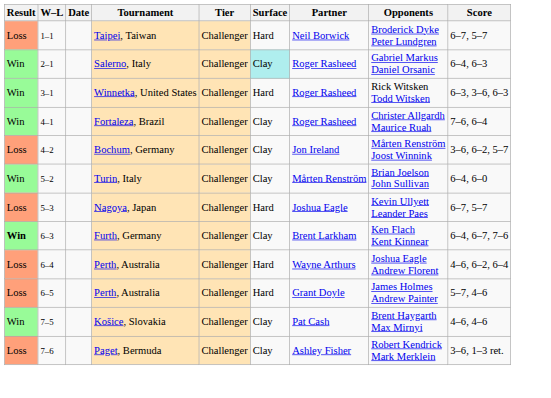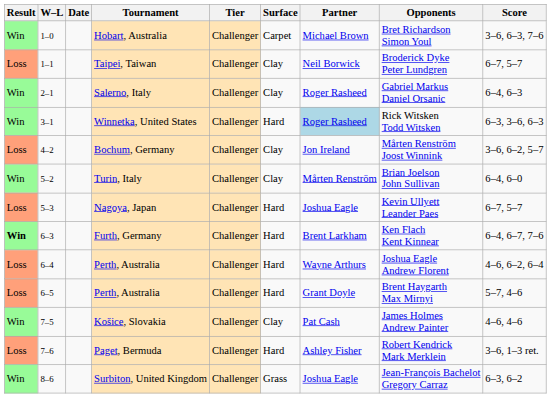+ row: (47, 36)
(263, 35) Hard -> (273, 64) Clay
(263, 64) paleturquoise background -> (273, 92) no background
(324, 92) no background -> (335, 121) lightblue background
- row: (47, 122)
(263, 235) Clay -> (274, 235) Hard
(405, 293) James Holmes Andrew Painter -> (414, 293) Brent Haygarth Max Mirnyi
(404, 321) Brent Haygarth Max Mirnyi -> (415, 321) James Holmes Andrew Painter
(263, 350) Clay -> (274, 350) Hard
+ row: (47, 379)
